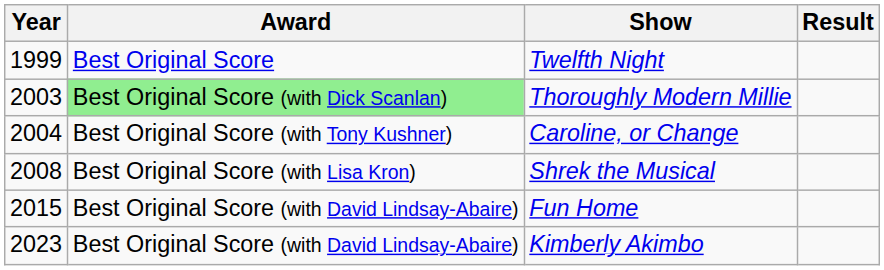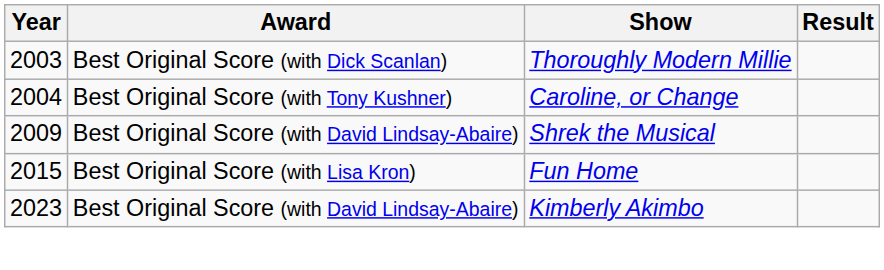- row: (597, 60)
(260, 97) lightgreen background -> (260, 60) no background
(36, 171) 2008 -> (36, 134) 2009
(244, 171) Best Original Score (with Lisa Kron) -> (296, 134) Best Original Score (with David Lindsay-Abaire)
(296, 208) Best Original Score (with David Lindsay-Abaire) -> (244, 171) Best Original Score (with Lisa Kron)
